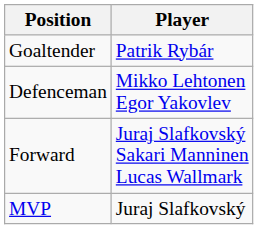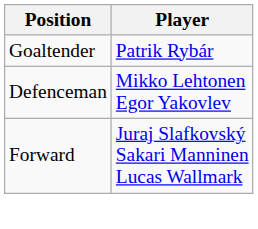- row: (30, 208)
